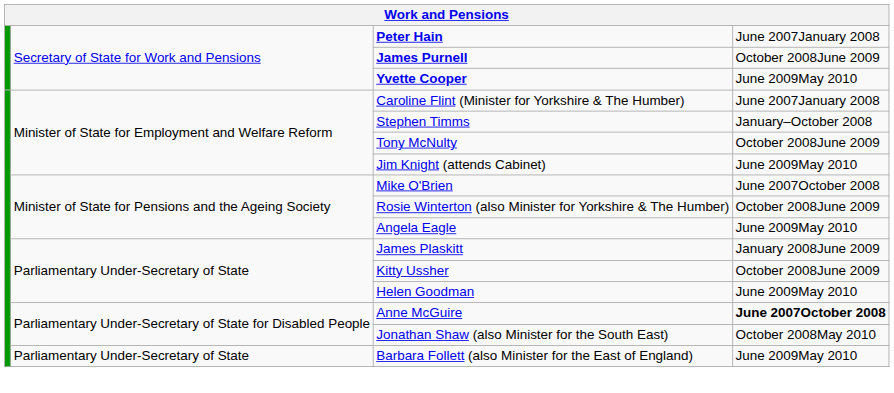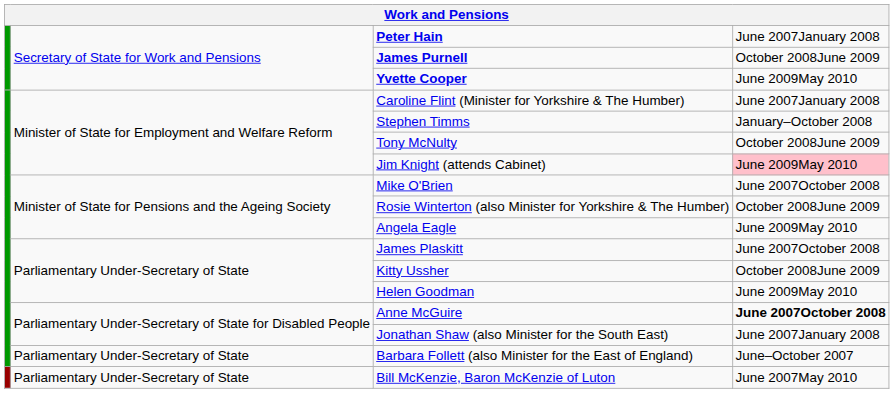(796, 164) no background -> (796, 164) pink background
(808, 249) January 2008June 2009 -> (808, 249) June 2007October 2008
(806, 334) October 2008May 2010 -> (808, 334) June 2007January 2008
(796, 356) June 2009May 2010 -> (795, 356) June–October 2007
+ row: (496, 377)
